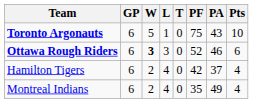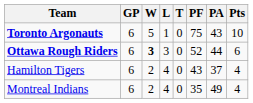(216, 51) 46 -> (216, 51) 44
(196, 70) 42 -> (196, 70) 43
